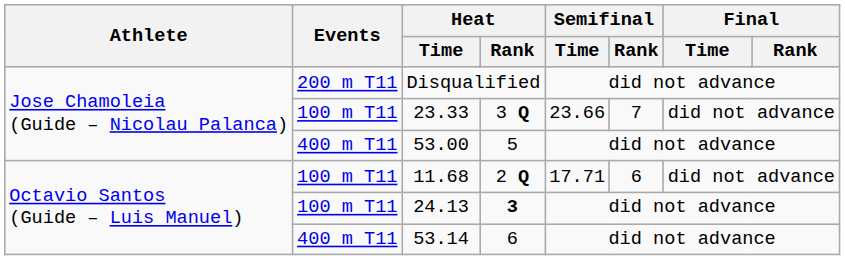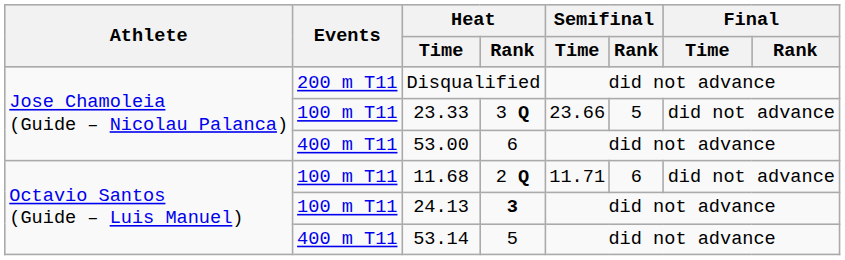(636, 114) 7 -> (636, 114) 5
(512, 145) 5 -> (512, 145) 6
(577, 176) 17.71 -> (577, 176) 11.71
(512, 239) 6 -> (512, 239) 5
